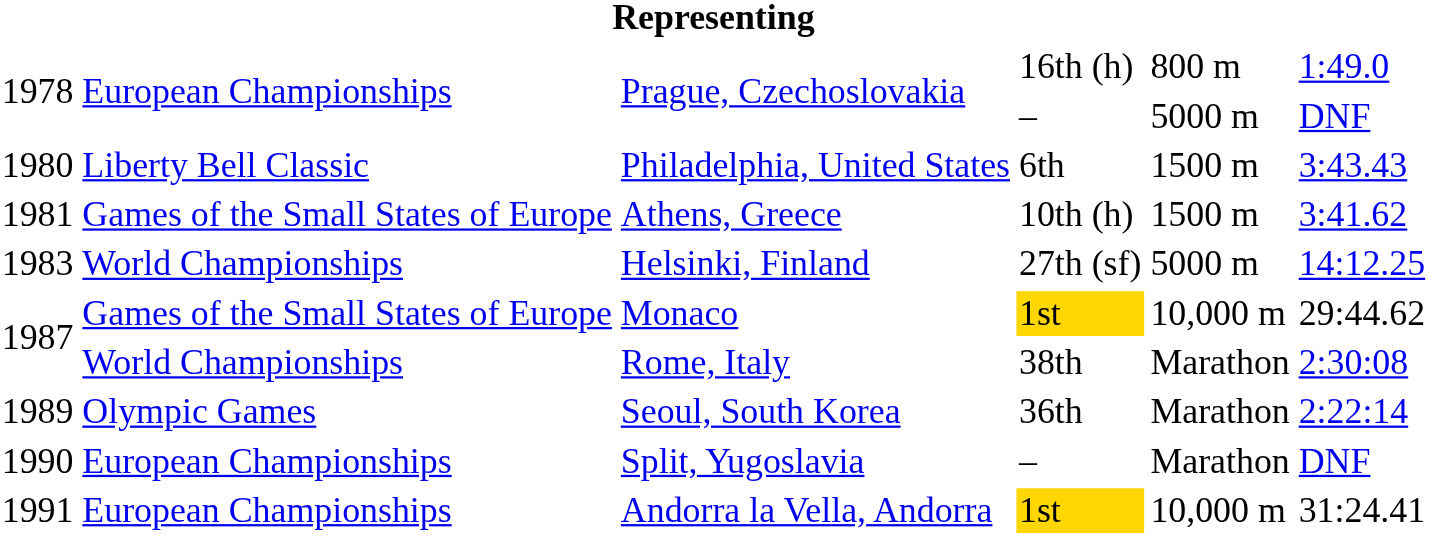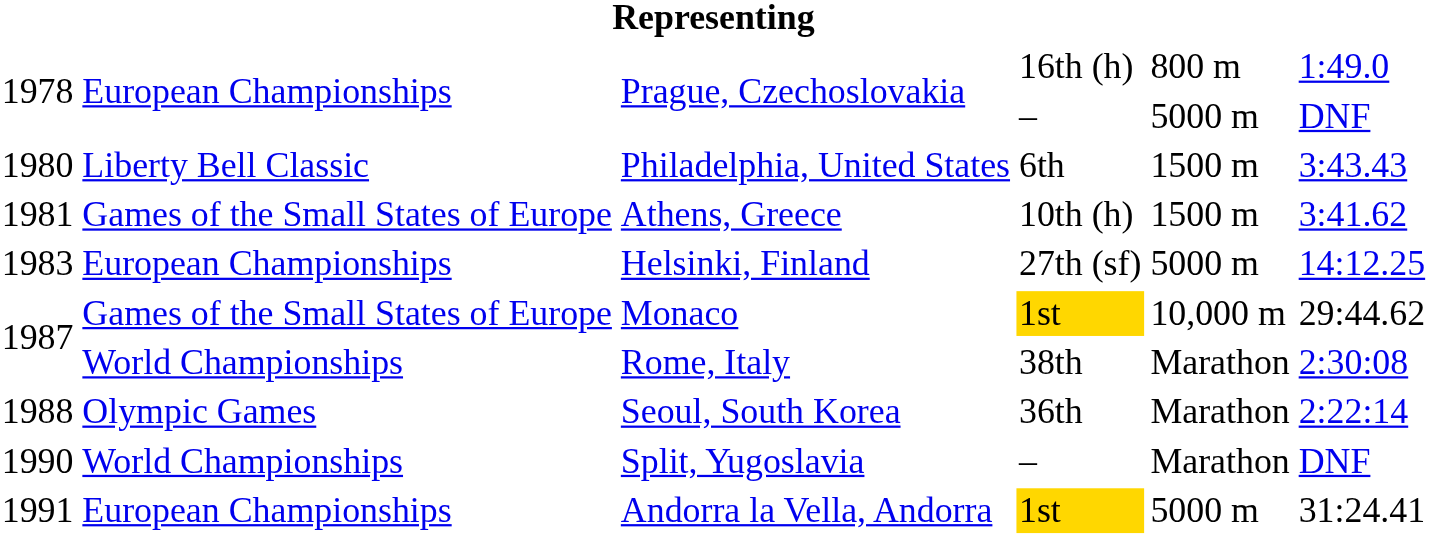(243, 263) World Championships -> (267, 263) European Championships
(38, 411) 1989 -> (38, 411) 1988
(267, 460) European Championships -> (243, 460) World Championships
(1218, 510) 10,000 m -> (1205, 510) 5000 m
